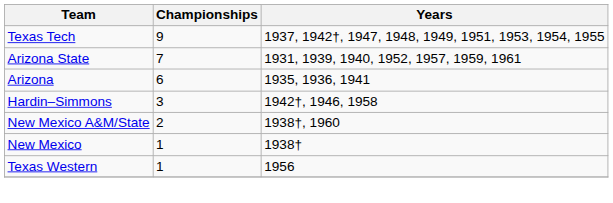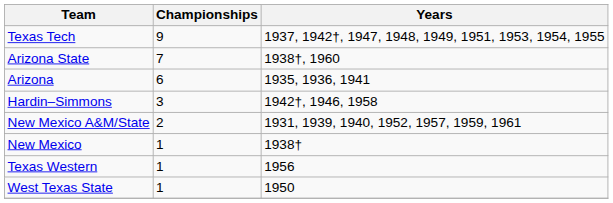(393, 58) 1931, 1939, 1940, 1952, 1957, 1959, 1961 -> (302, 58) 1938†, 1960
(302, 123) 1938†, 1960 -> (393, 123) 1931, 1939, 1940, 1952, 1957, 1959, 1961
+ row: (60, 187)
